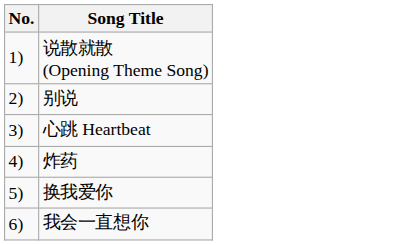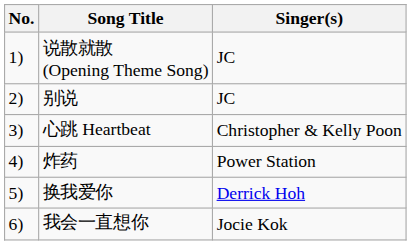+ column: (309, 18)
